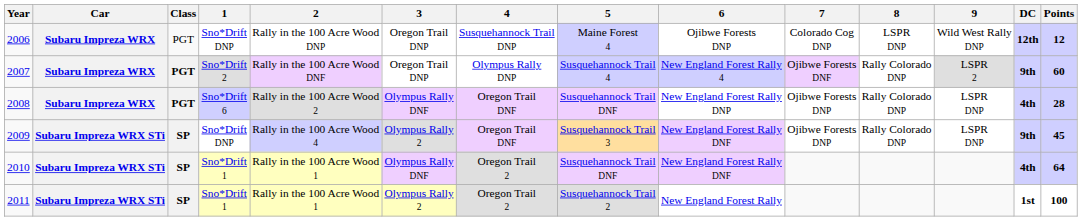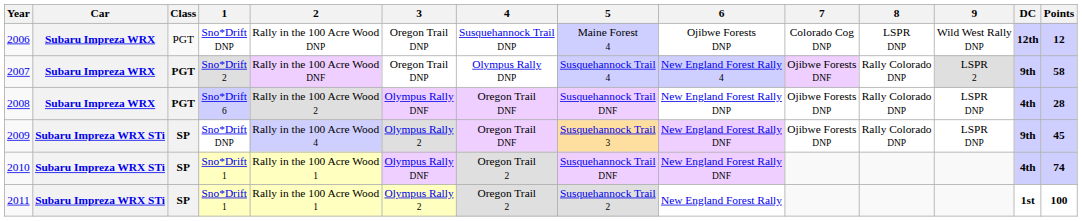(1059, 71) 60 -> (1059, 71) 58
(1059, 168) 64 -> (1059, 168) 74
